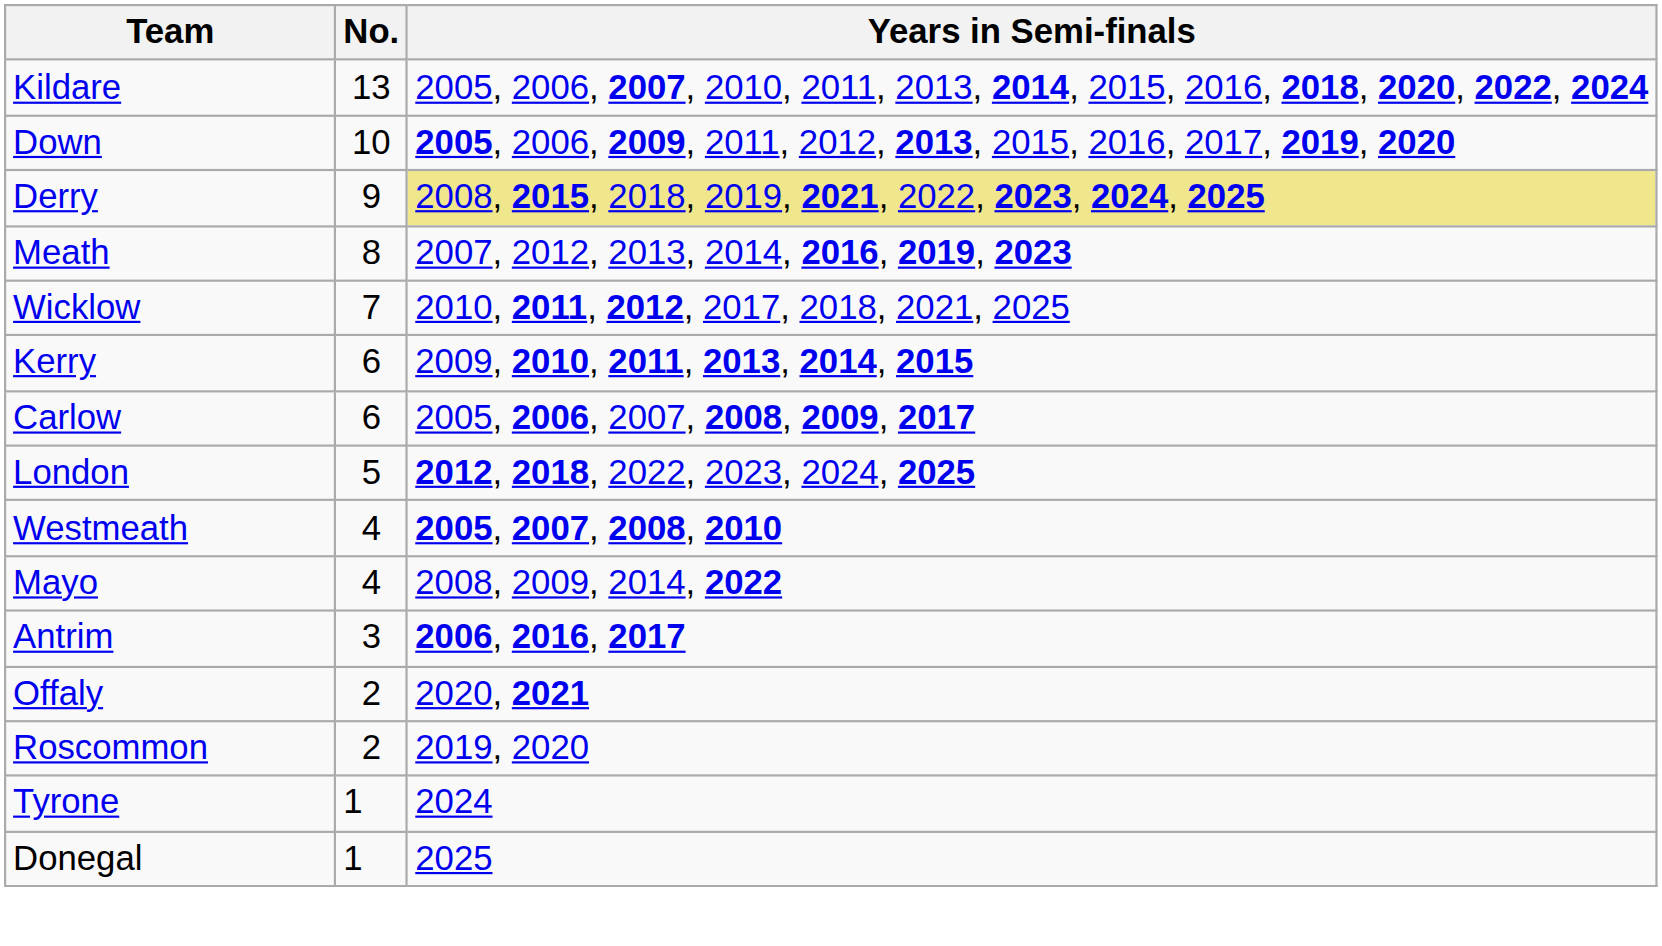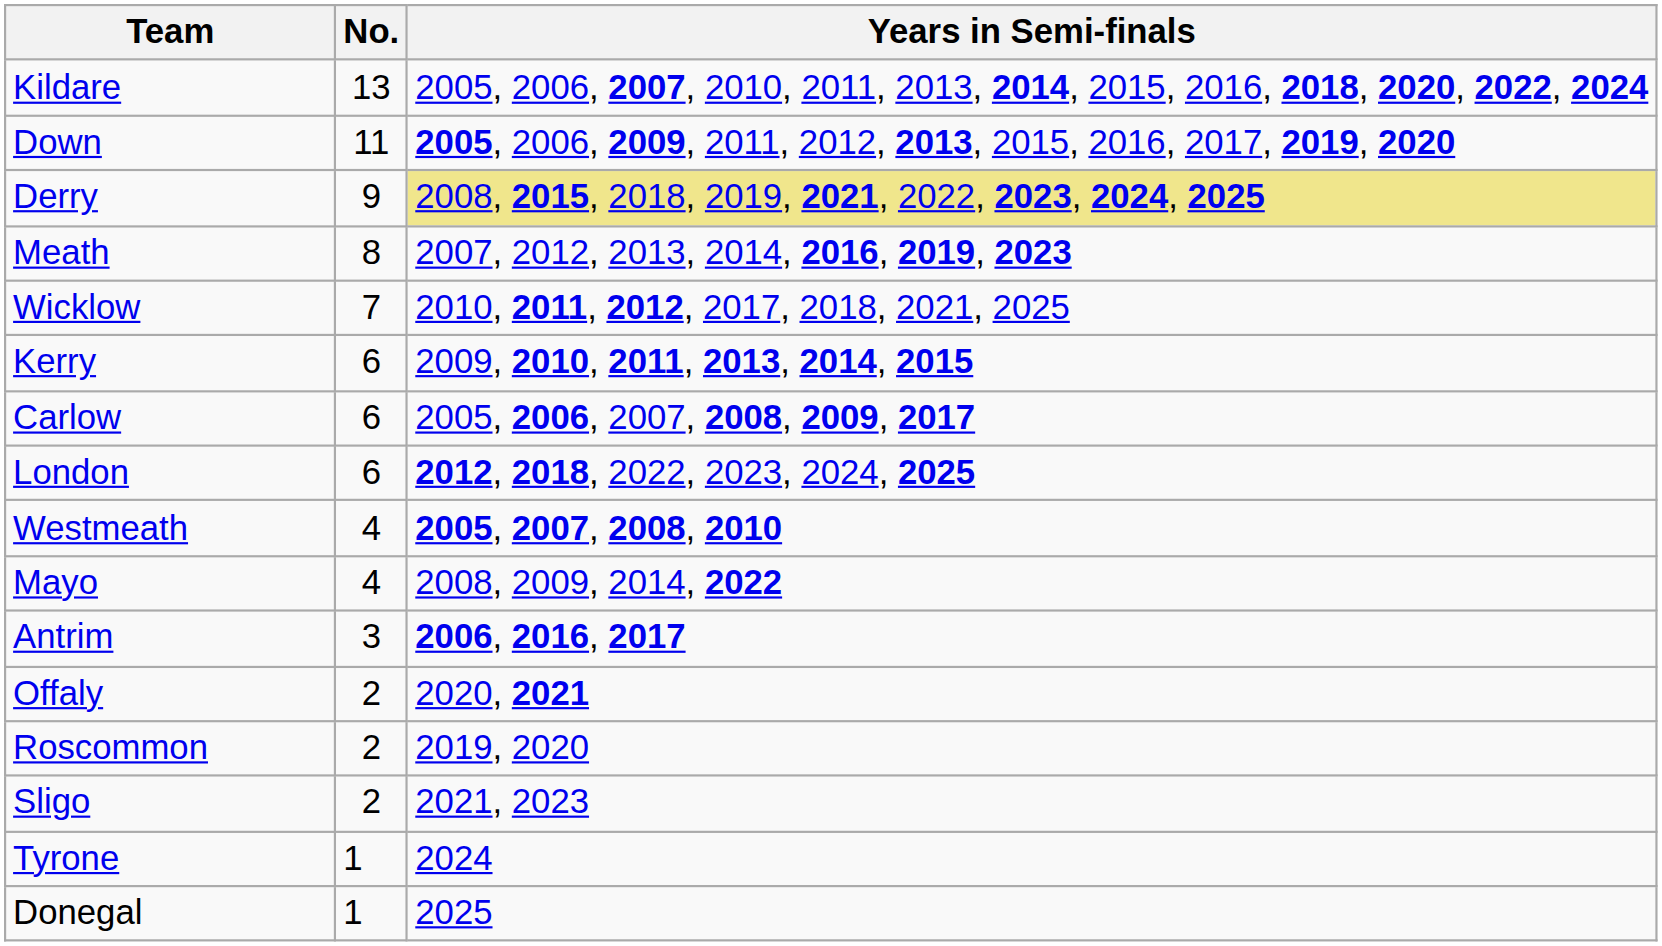(371, 142) 10 -> (371, 142) 11
(371, 472) 5 -> (371, 472) 6
+ row: (52, 802)
